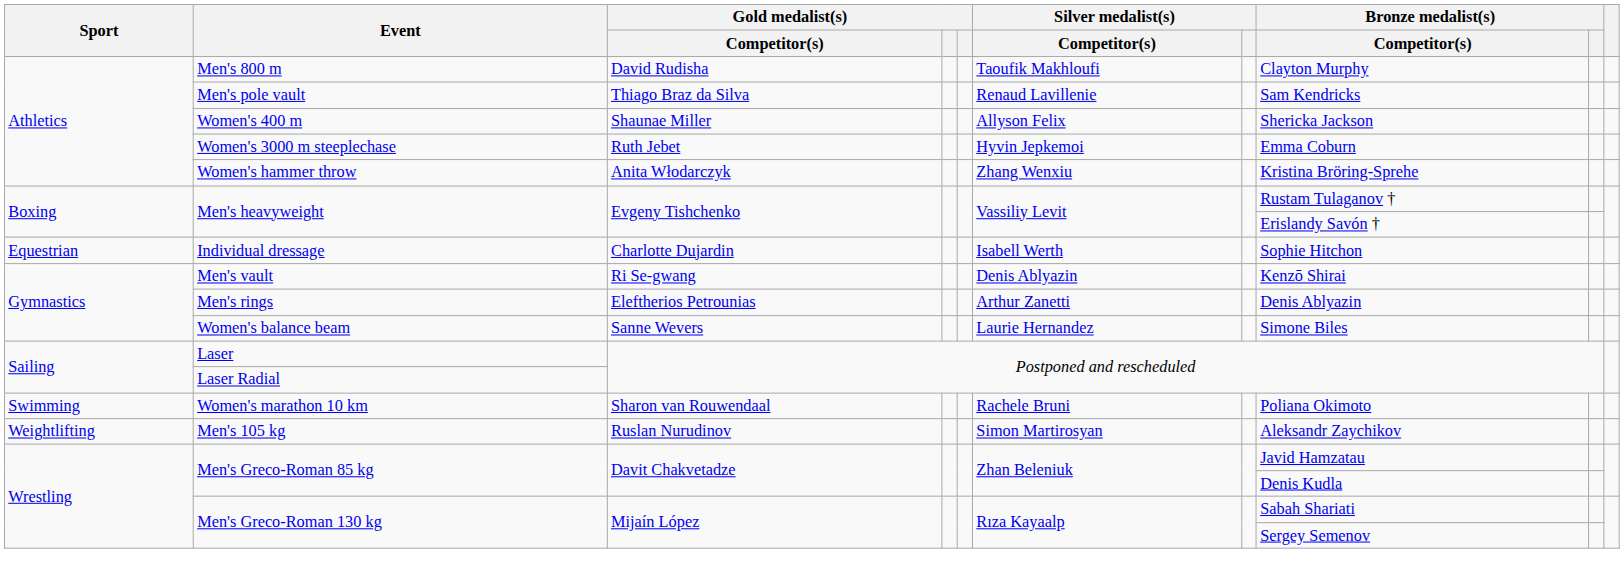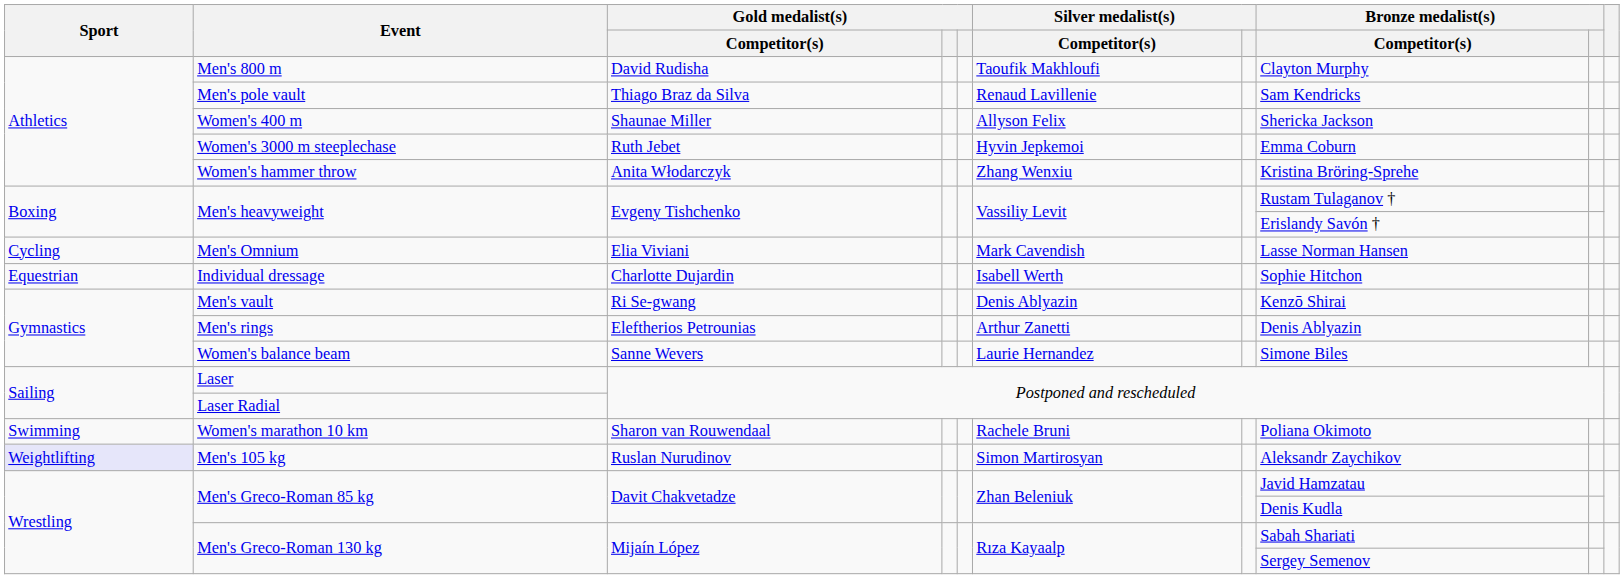+ row: (248, 250)
(52, 431) no background -> (52, 457) lavender background
